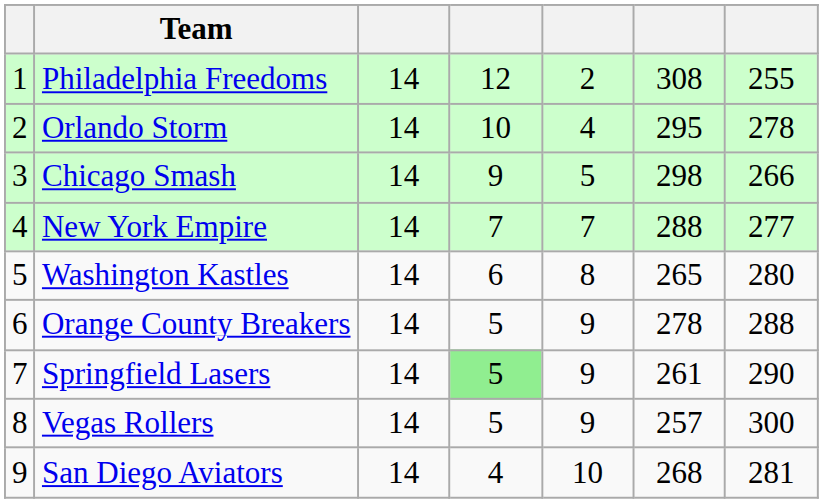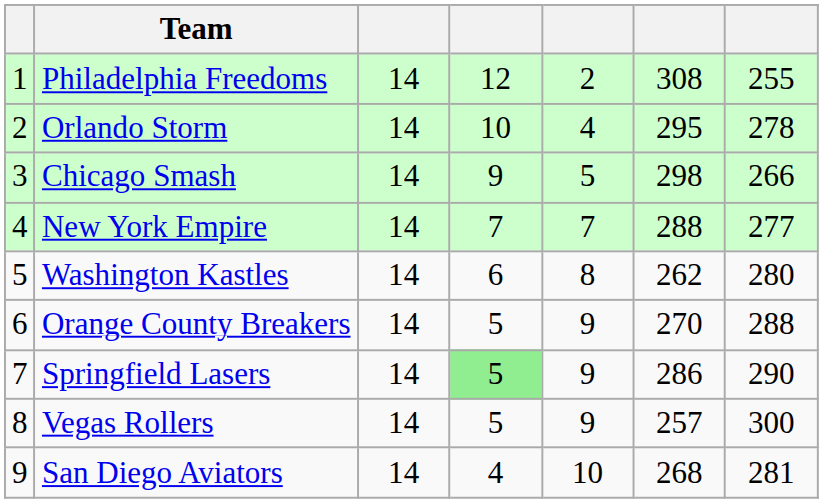(679, 275) 265 -> (679, 275) 262
(679, 324) 278 -> (679, 324) 270
(679, 373) 261 -> (679, 373) 286
